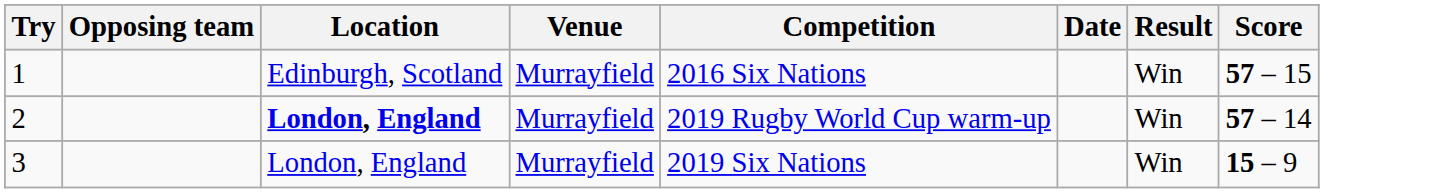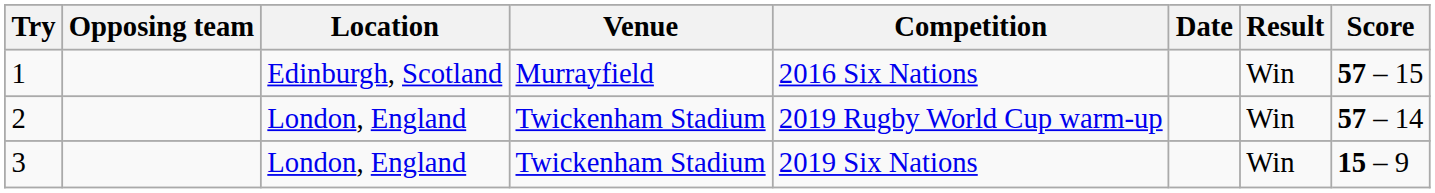(374, 118) bold -> (367, 118) normal
(585, 118) Murrayfield -> (641, 118) Twickenham Stadium
(585, 163) Murrayfield -> (641, 163) Twickenham Stadium
